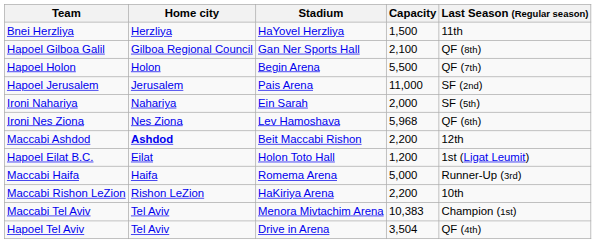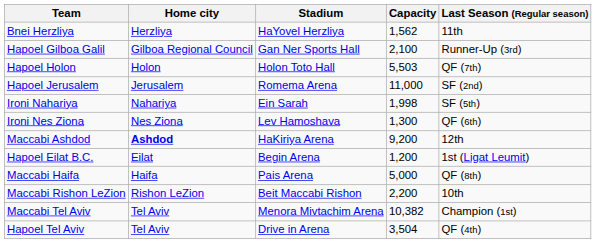(403, 31) 1,500 -> (403, 31) 1,562
(461, 49) QF (8th) -> (481, 49) Runner-Up (3rd)
(289, 67) Begin Arena -> (296, 67) Holon Toto Hall
(403, 67) 5,500 -> (403, 67) 5,503
(286, 85) Pais Arena -> (298, 85) Romema Arena
(403, 103) 2,000 -> (403, 103) 1,998
(403, 121) 5,968 -> (403, 121) 1,300
(310, 139) Beit Maccabi Rishon -> (296, 139) HaKiriya Arena
(403, 139) 2,200 -> (403, 139) 9,200
(296, 157) Holon Toto Hall -> (289, 157) Begin Arena
(298, 175) Romema Arena -> (286, 175) Pais Arena
(481, 175) Runner-Up (3rd) -> (461, 175) QF (8th)
(296, 193) HaKiriya Arena -> (310, 193) Beit Maccabi Rishon
(406, 211) 10,383 -> (406, 211) 10,382
